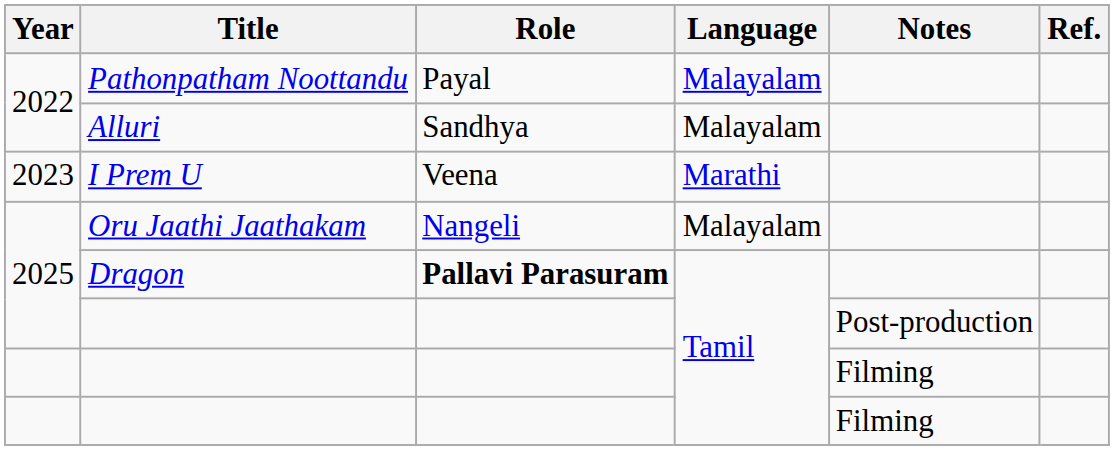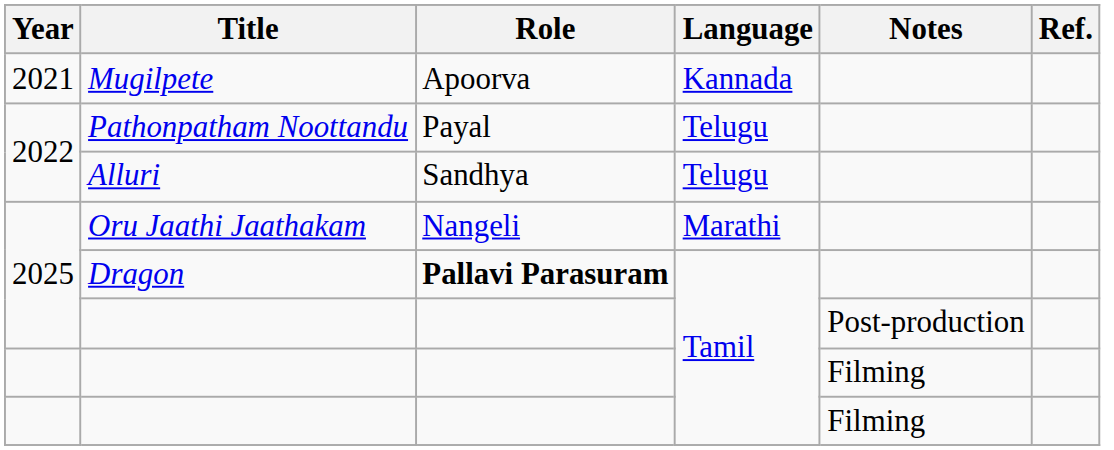+ row: (43, 77)
(752, 77) Malayalam -> (725, 126) Telugu
(752, 126) Malayalam -> (725, 175) Telugu
- row: (43, 175)
(752, 224) Malayalam -> (732, 224) Marathi
